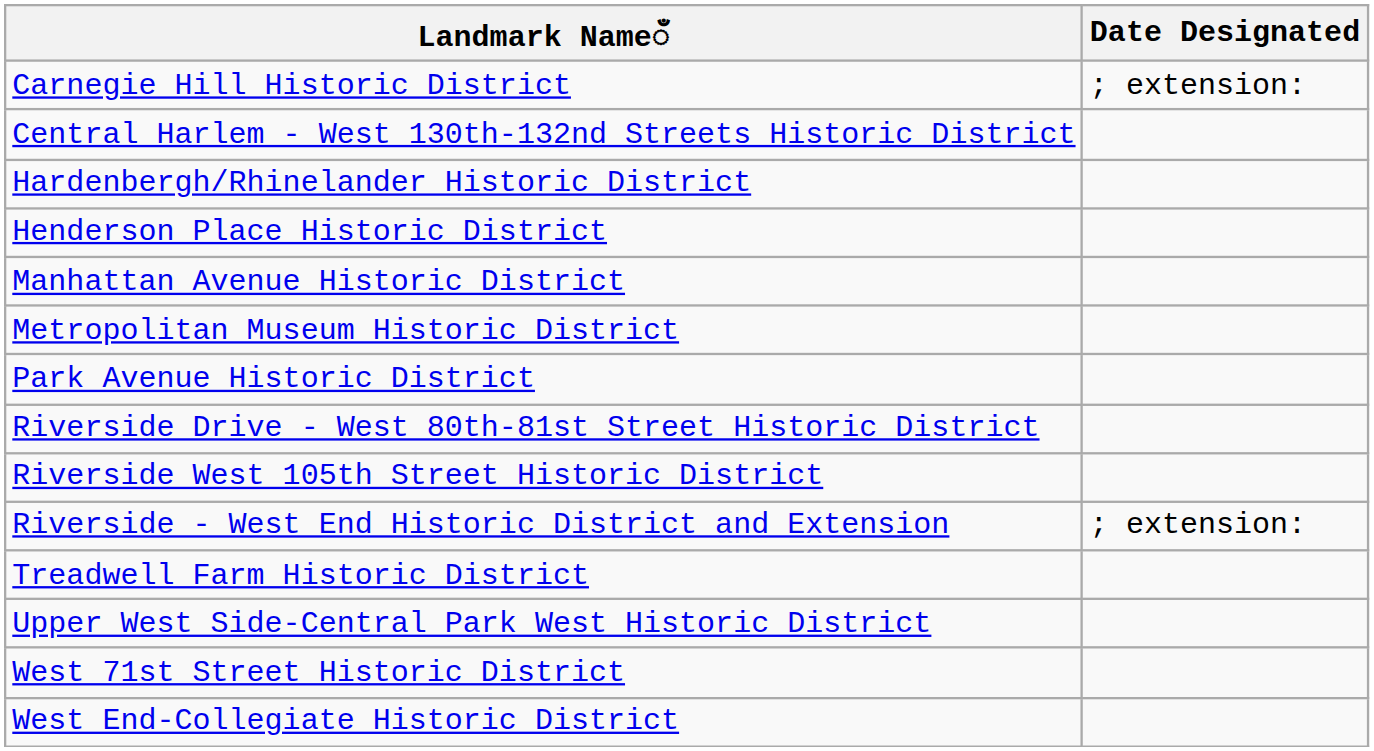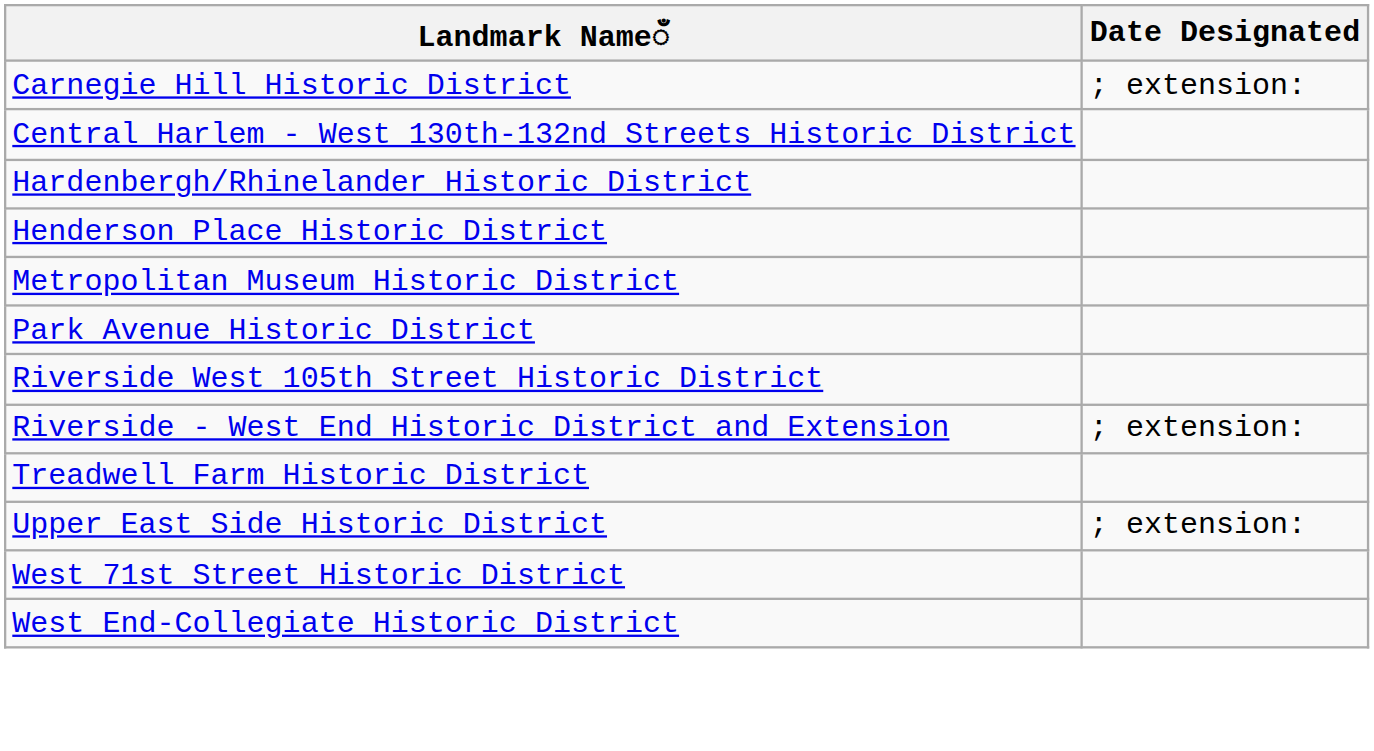- row: (319, 281)
- row: (526, 428)
+ row: (310, 526)
- row: (472, 624)
